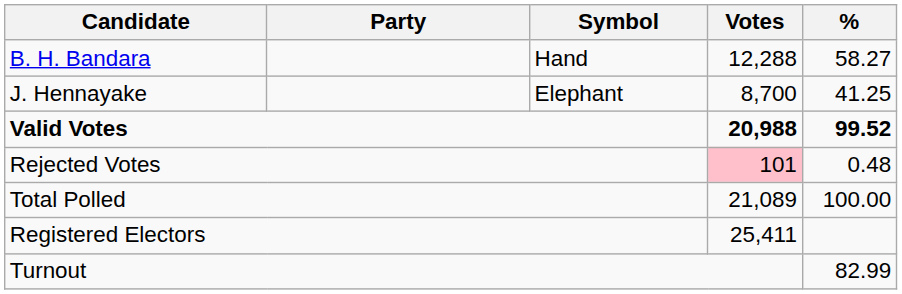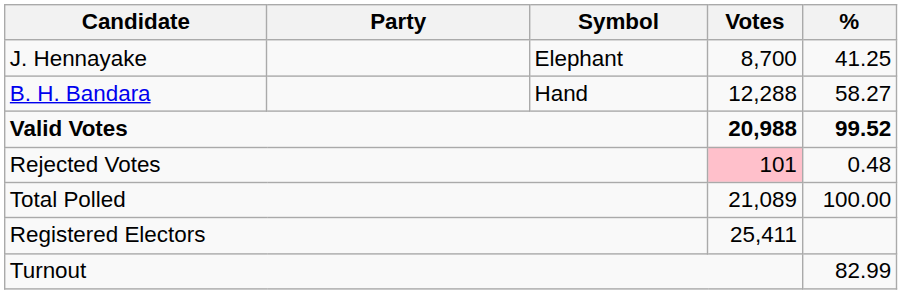rows swapped: (80, 57) <-> (78, 93)
